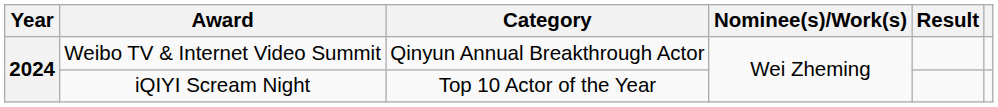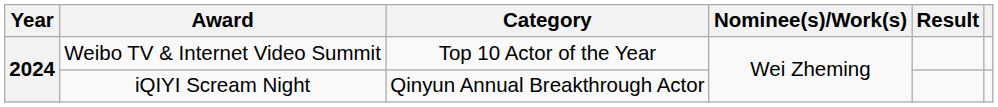(547, 53) Qinyun Annual Breakthrough Actor -> (547, 53) Top 10 Actor of the Year
(547, 85) Top 10 Actor of the Year -> (547, 85) Qinyun Annual Breakthrough Actor
